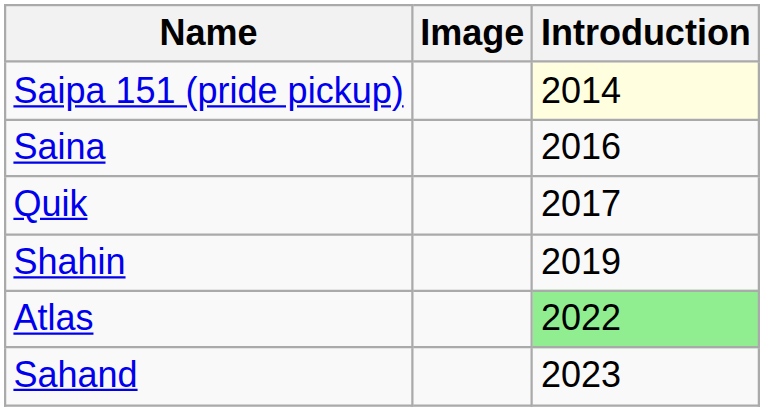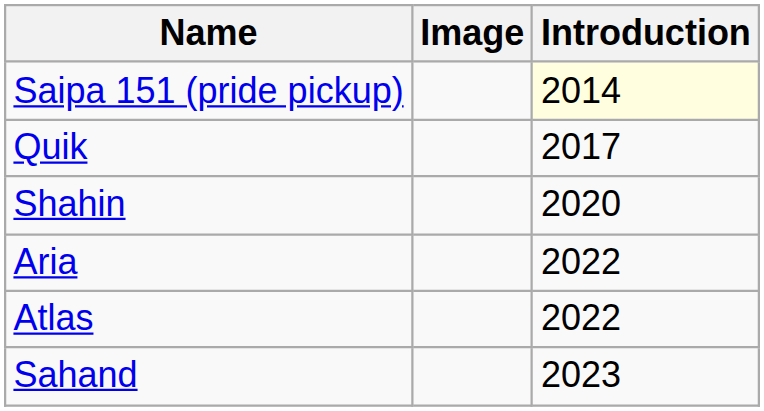- row: (59, 147)
(581, 261) 2019 -> (581, 204) 2020
+ row: (45, 261)
(581, 318) lightgreen background -> (581, 318) no background
